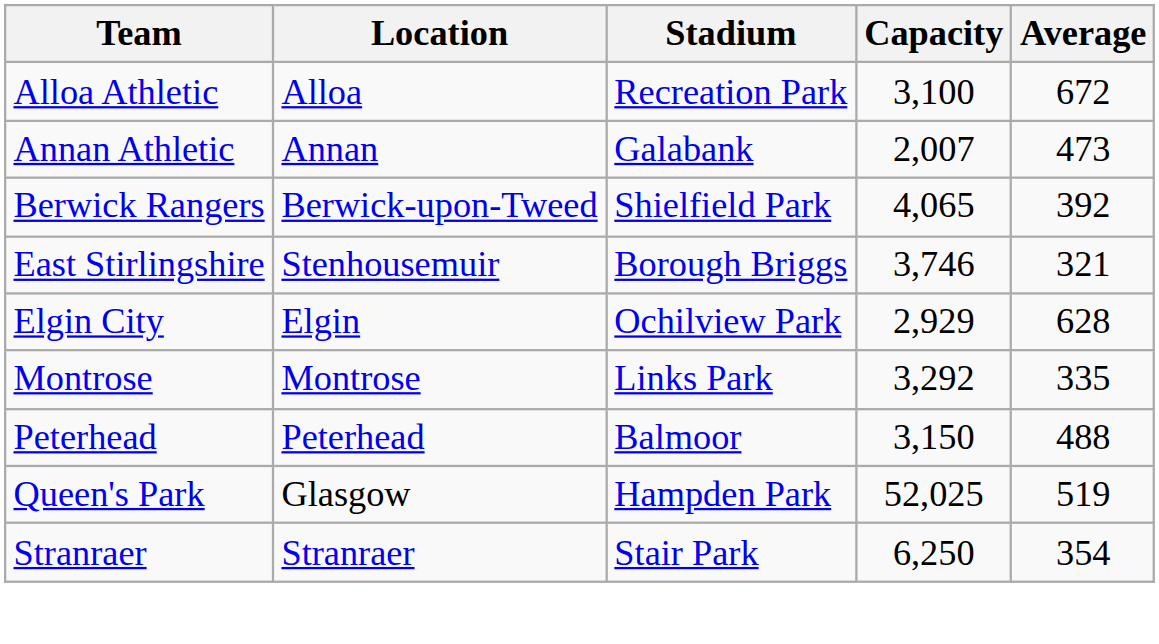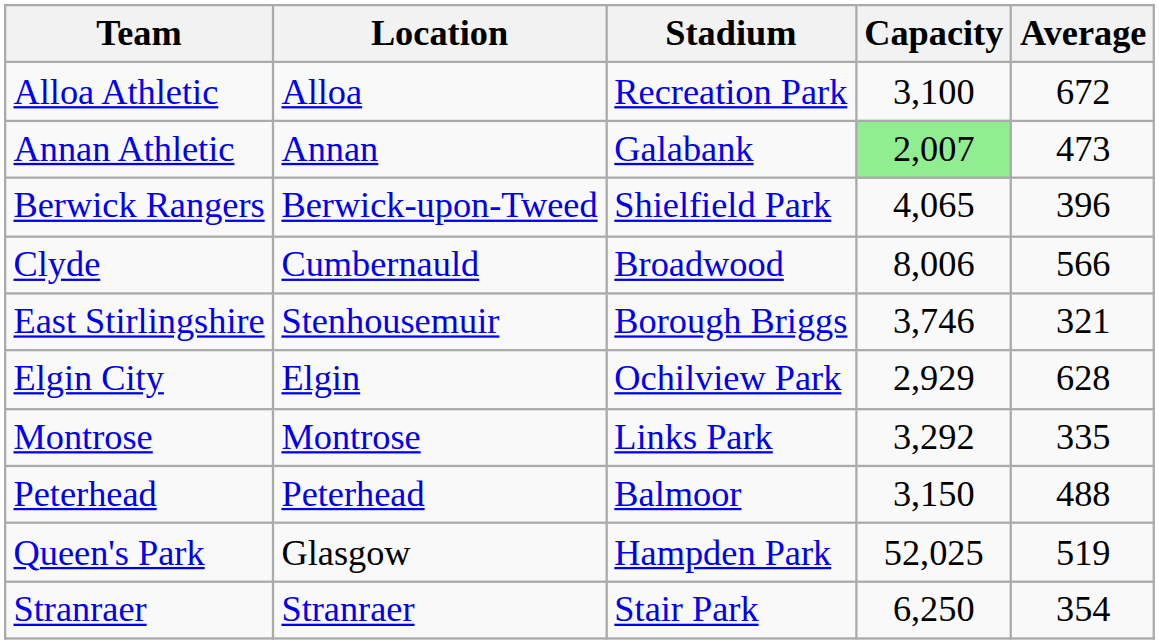(934, 148) no background -> (934, 148) lightgreen background
(1083, 206) 392 -> (1083, 206) 396
+ row: (57, 263)
